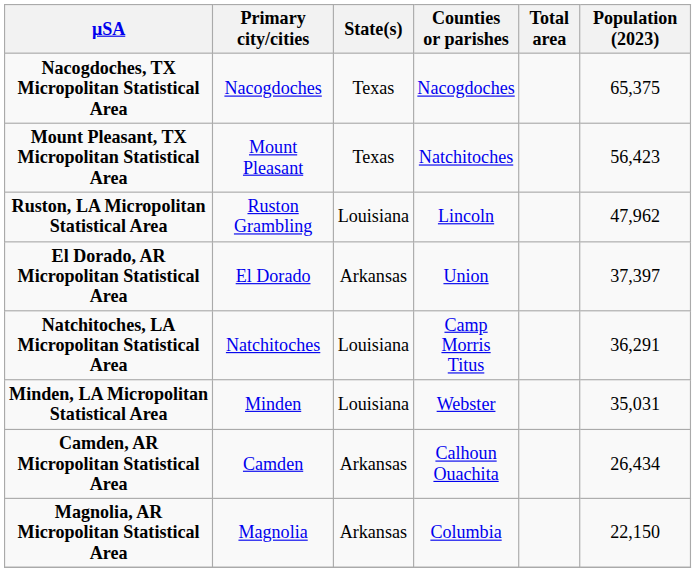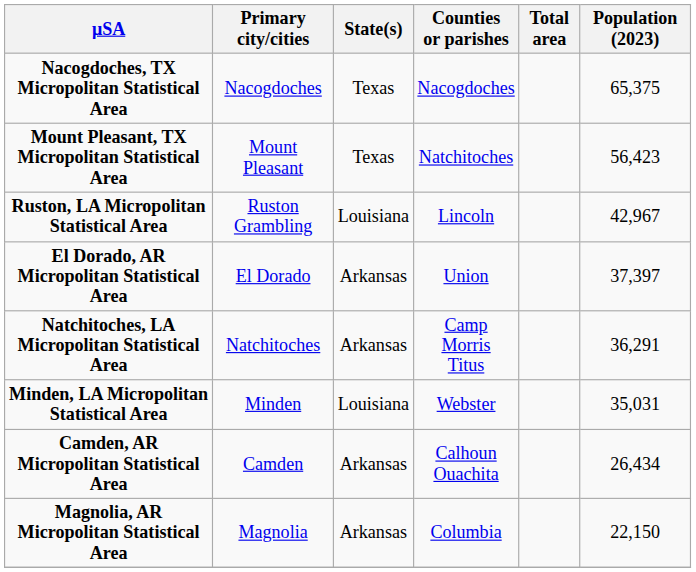(635, 216) 47,962 -> (635, 216) 42,967
(373, 345) Louisiana -> (373, 345) Arkansas
